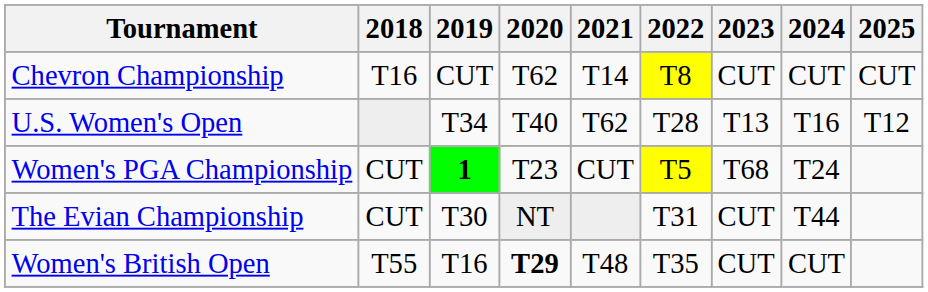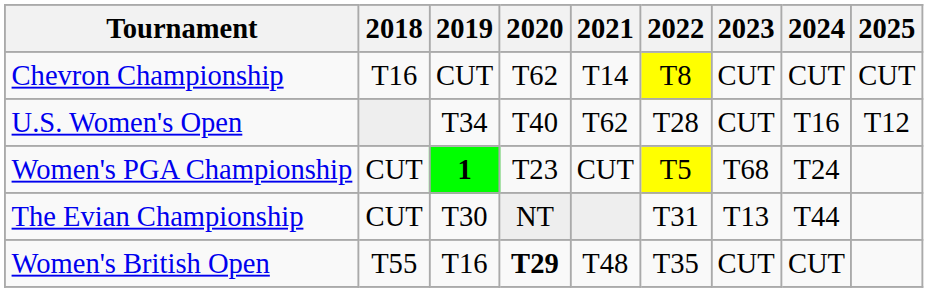(746, 122) T13 -> (746, 122) CUT
(746, 216) CUT -> (746, 216) T13
